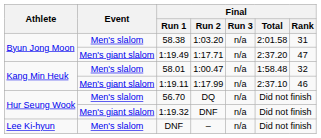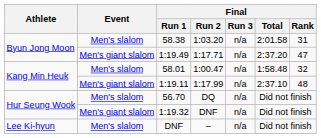(303, 84) 46 -> (303, 84) 48
